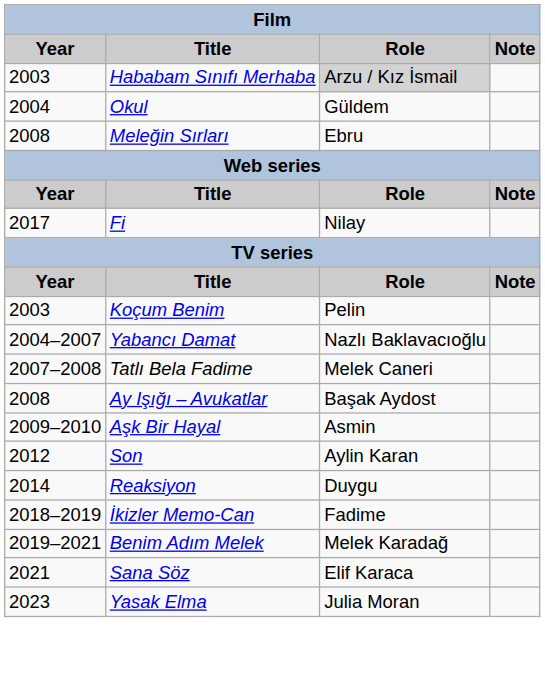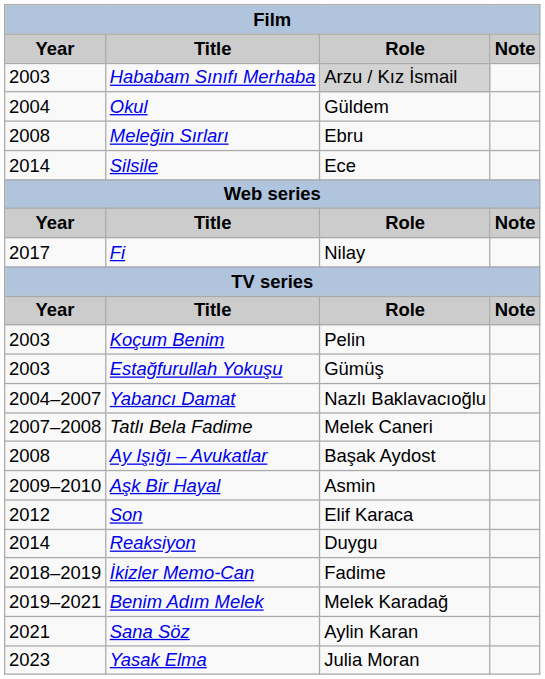+ row: (134, 165)
+ row: (196, 369)
(371, 456) Aylin Karan -> (369, 515) Elif Karaca
(369, 573) Elif Karaca -> (371, 631) Aylin Karan
